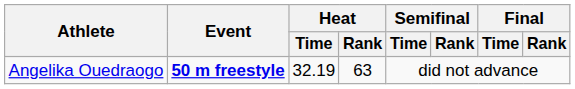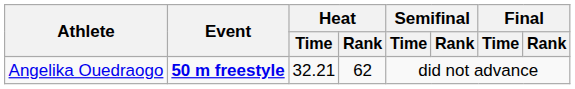(314, 71) 32.19 -> (314, 71) 32.21
(363, 71) 63 -> (363, 71) 62
